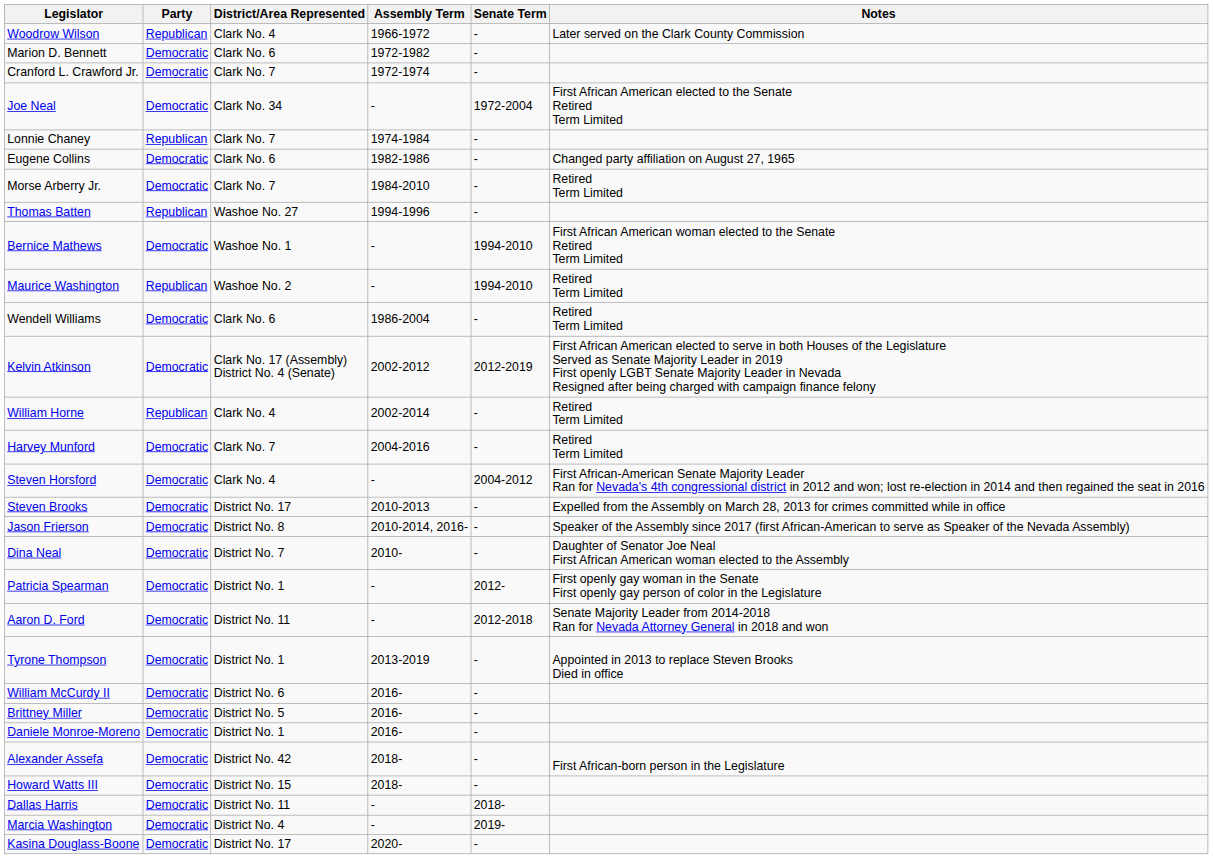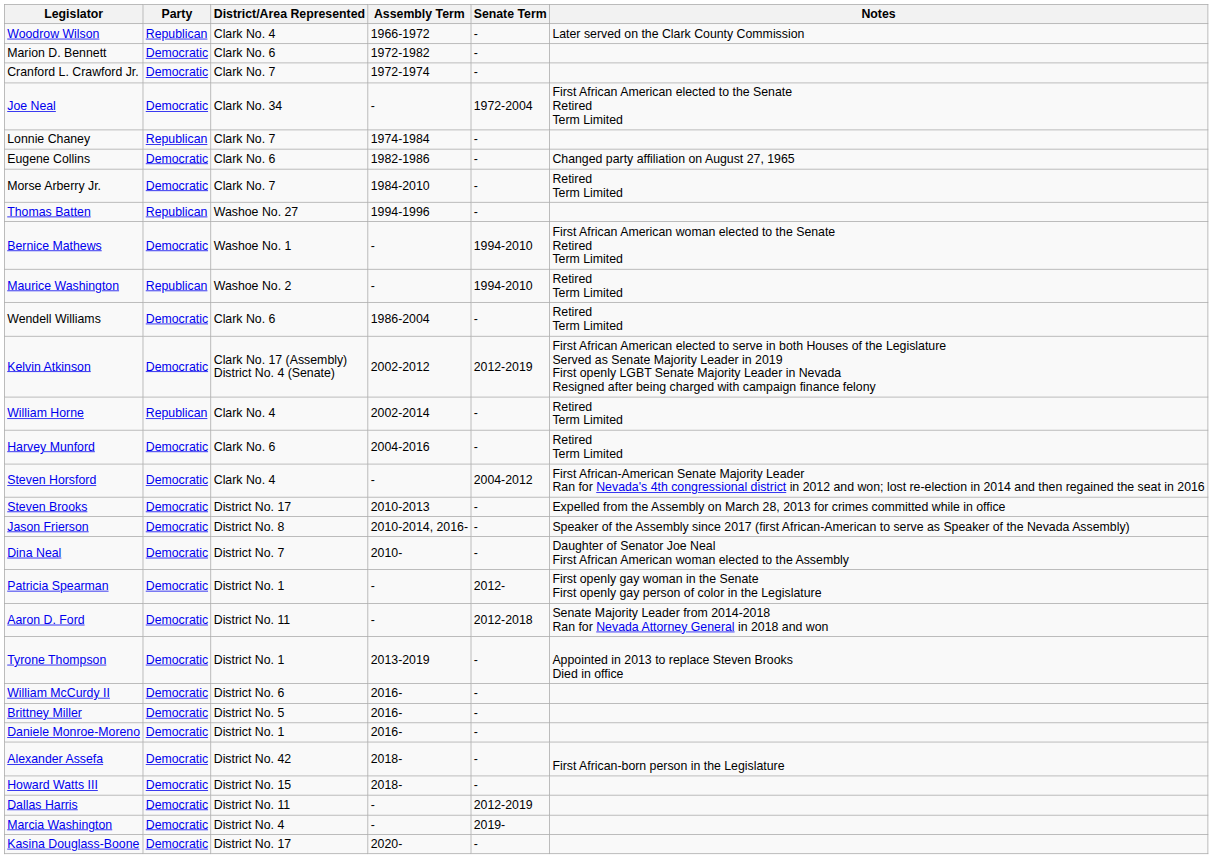(245, 447) Clark No. 7 -> (245, 447) Clark No. 6
(489, 805) 2018- -> (503, 805) 2012-2019
